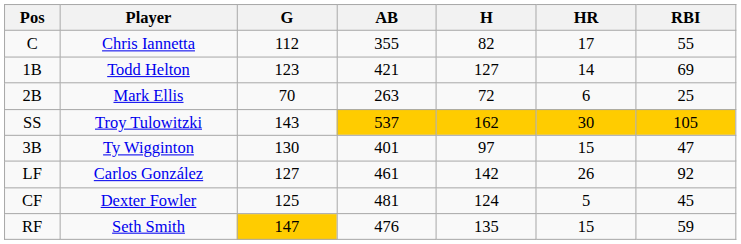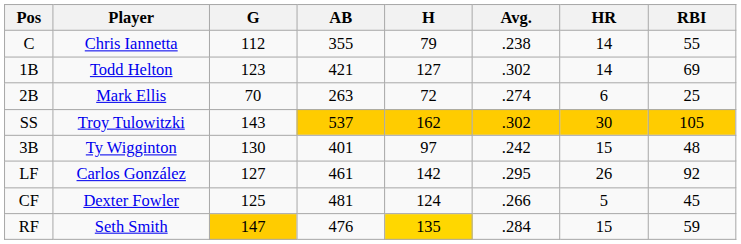+ column: (516, 17)
(486, 43) 82 -> (428, 43) 79
(586, 43) 17 -> (604, 43) 14
(686, 148) 47 -> (692, 148) 48
(486, 226) no background -> (428, 226) gold background
